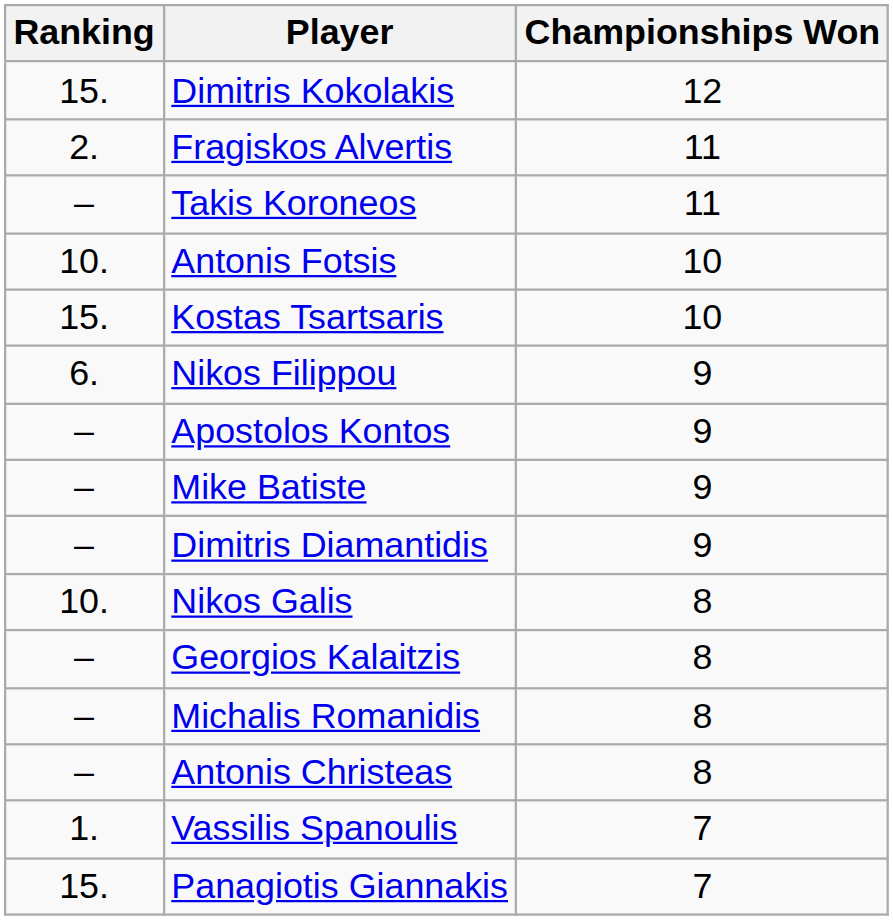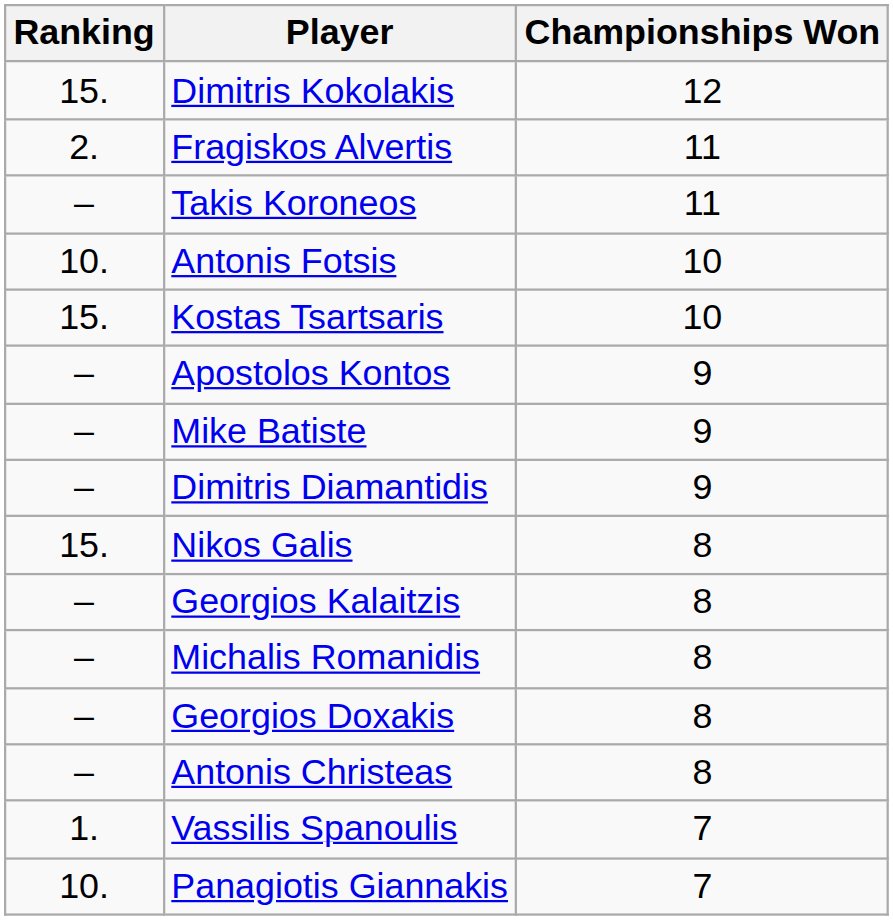- row: (284, 373)
(84, 601) 10. -> (84, 544) 15.
+ row: (313, 715)
(84, 885) 15. -> (84, 885) 10.
